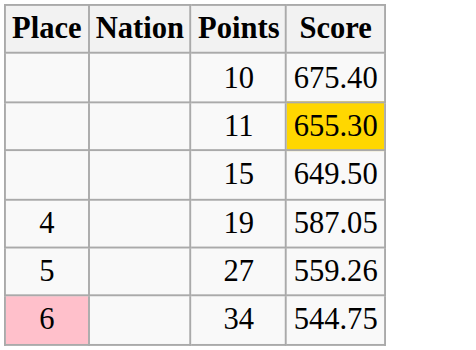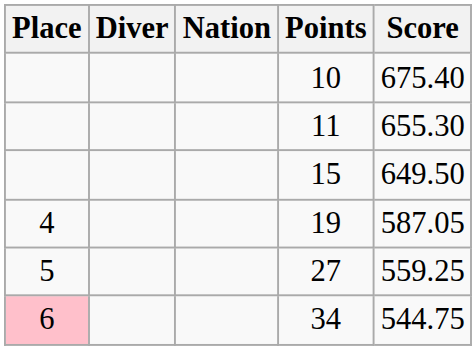+ column: (132, 28)
(336, 125) gold background -> (423, 125) no background
(336, 271) 559.26 -> (423, 271) 559.25
